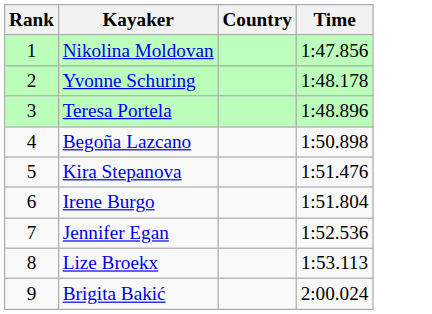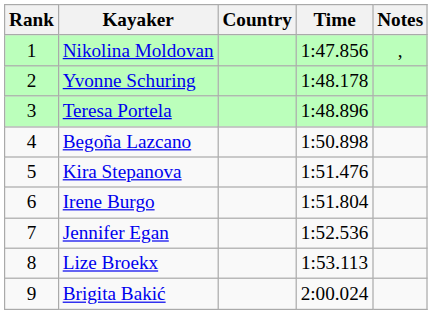+ column: (400, 19)
